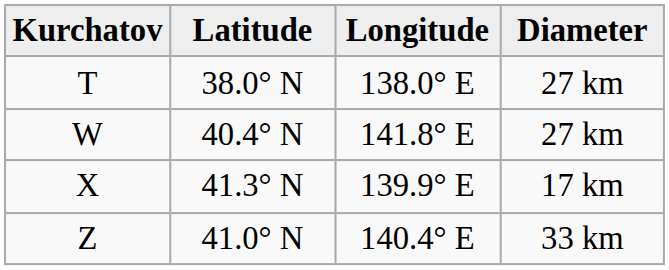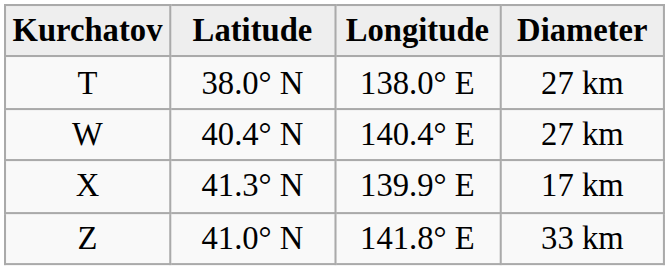(417, 133) 141.8° E -> (417, 133) 140.4° E
(417, 237) 140.4° E -> (417, 237) 141.8° E
